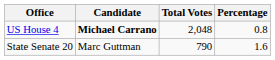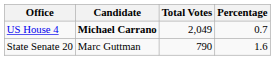(200, 30) 2,048 -> (200, 30) 2,049
(261, 30) 0.8 -> (261, 30) 0.7
